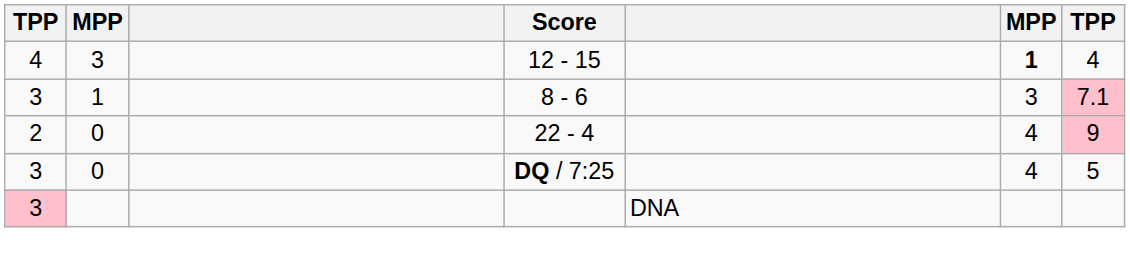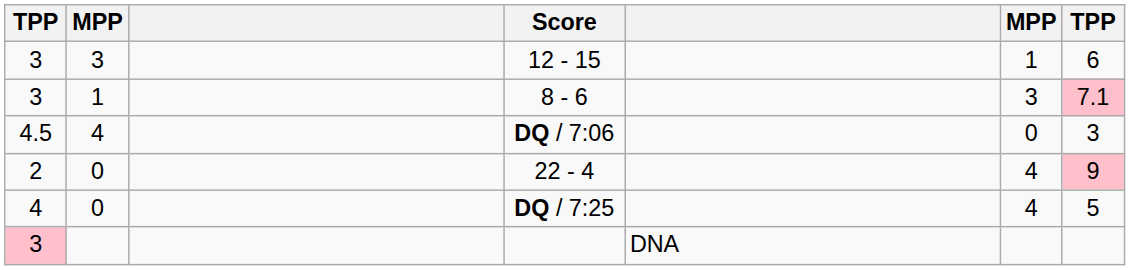(36, 60) 4 -> (36, 60) 3
(1031, 60) bold -> (1031, 60) normal
(1093, 60) 4 -> (1093, 60) 6
+ row: (564, 134)
(36, 171) 3 -> (36, 208) 4
